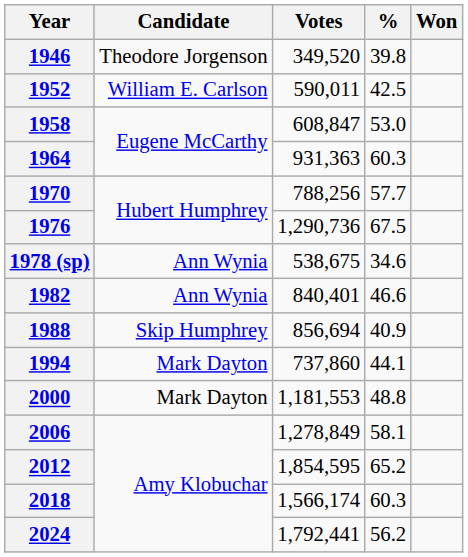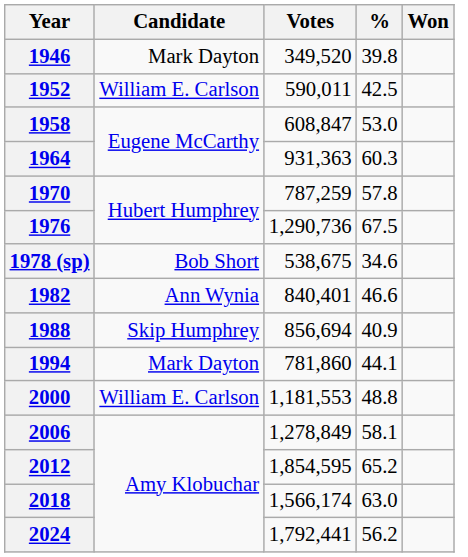(183, 56) Theodore Jorgenson -> (204, 56) Mark Dayton
(327, 192) 788,256 -> (318, 192) 787,259
(388, 192) 57.7 -> (380, 192) 57.8
(220, 261) Ann Wynia -> (217, 261) Bob Short
(327, 363) 737,860 -> (318, 363) 781,860
(212, 398) Mark Dayton -> (179, 398) William E. Carlson
(388, 500) 60.3 -> (380, 500) 63.0
